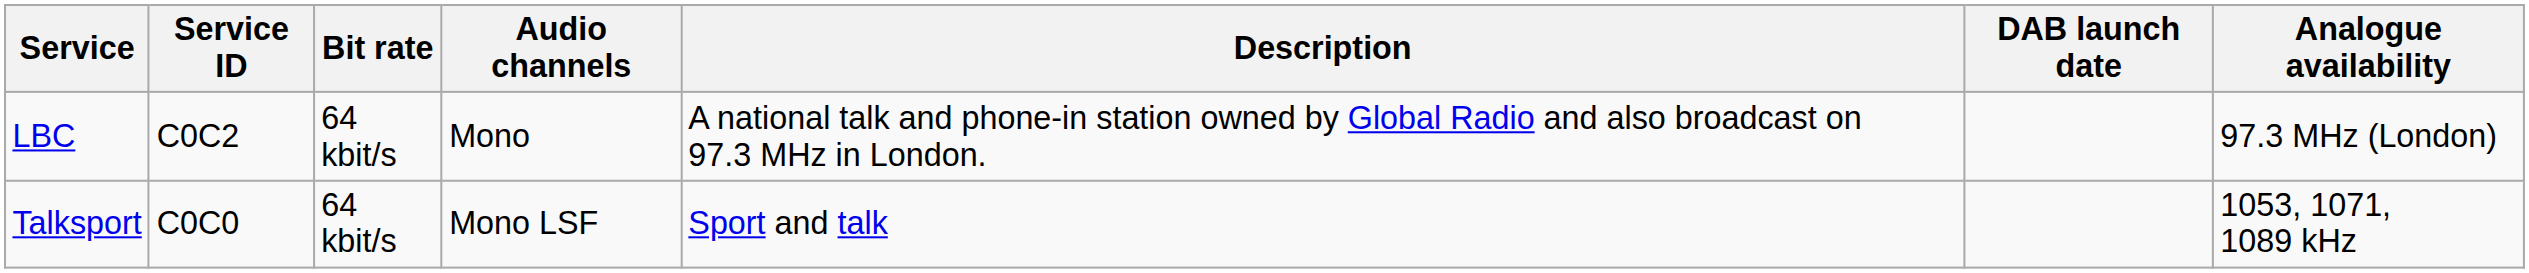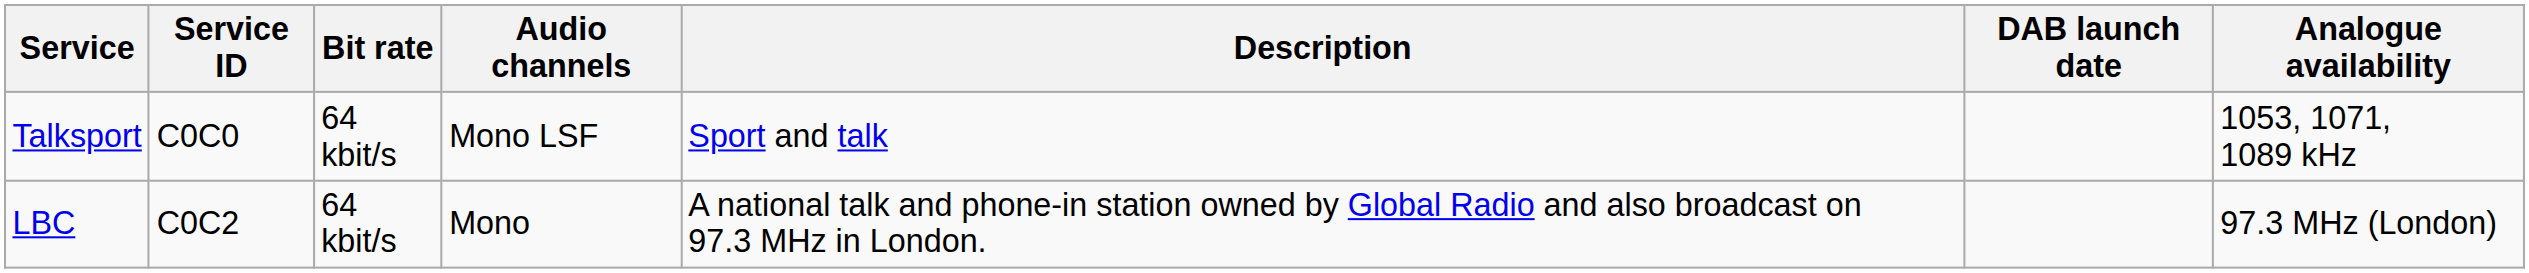rows swapped: (44, 135) <-> (77, 223)
